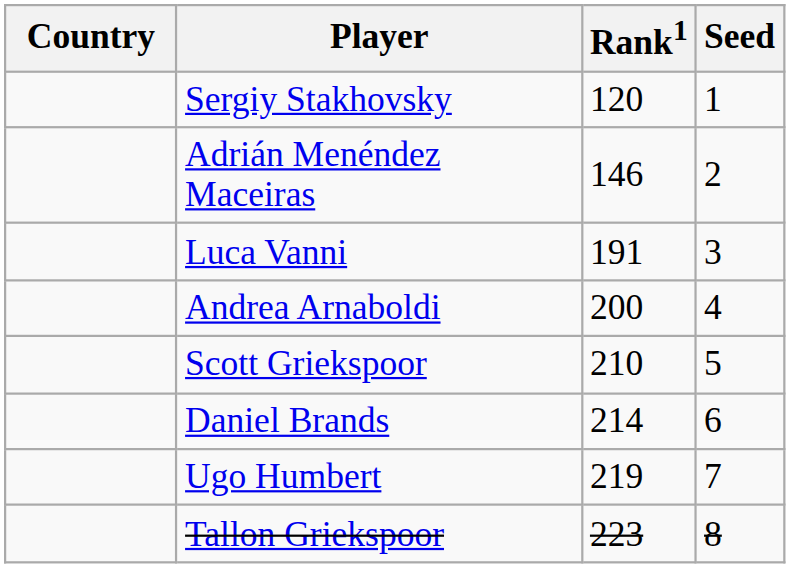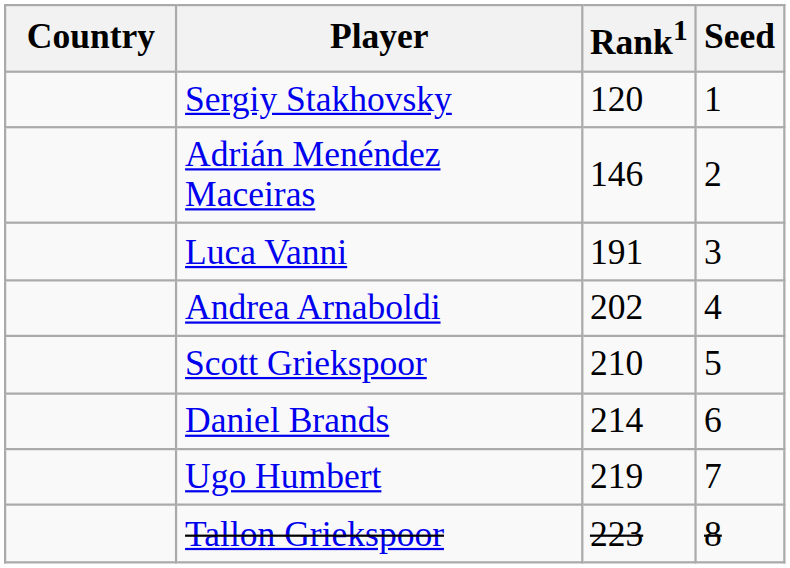(617, 307) 200 -> (617, 307) 202
